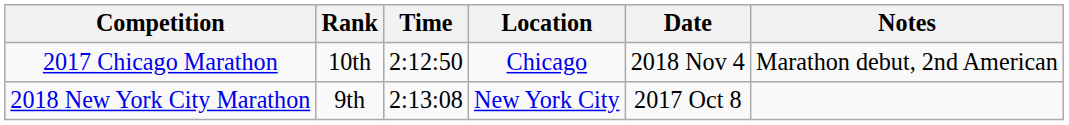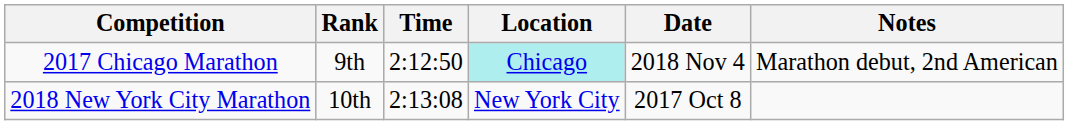(350, 61) 10th -> (350, 61) 9th
(547, 61) no background -> (547, 61) paleturquoise background
(350, 100) 9th -> (350, 100) 10th
